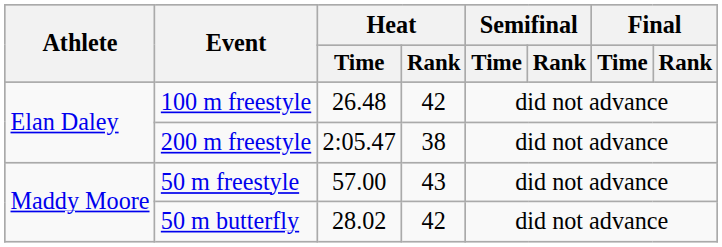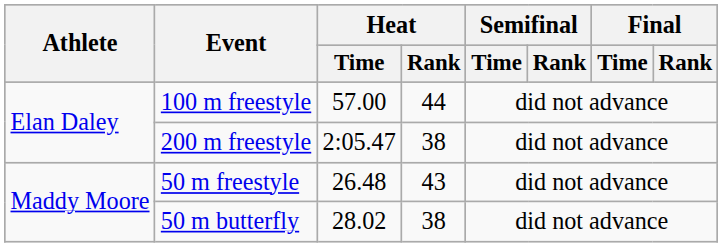(359, 102) 26.48 -> (359, 102) 57.00
(434, 102) 42 -> (434, 102) 44
(359, 182) 57.00 -> (359, 182) 26.48
(434, 222) 42 -> (434, 222) 38
